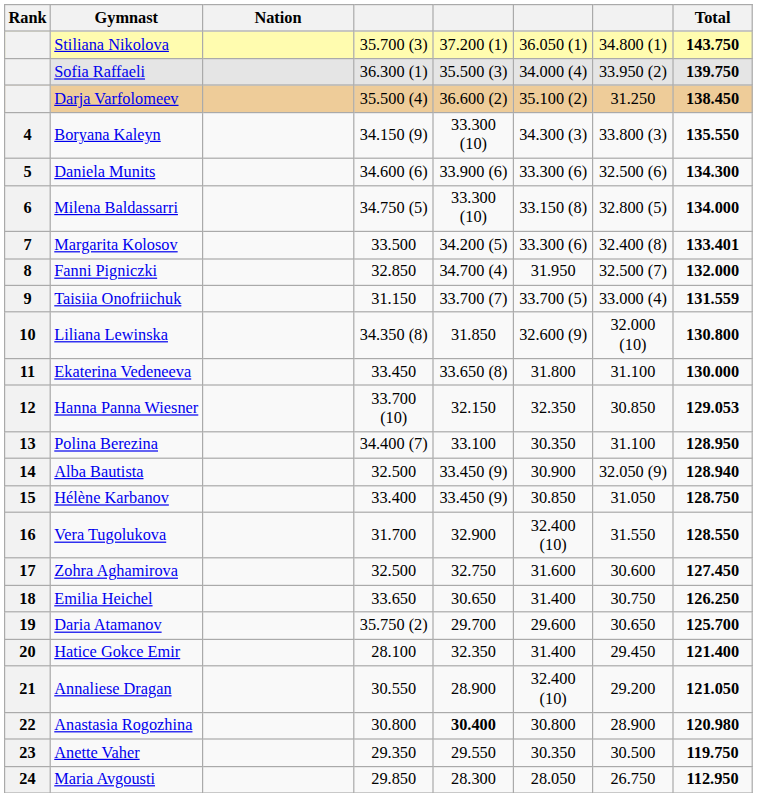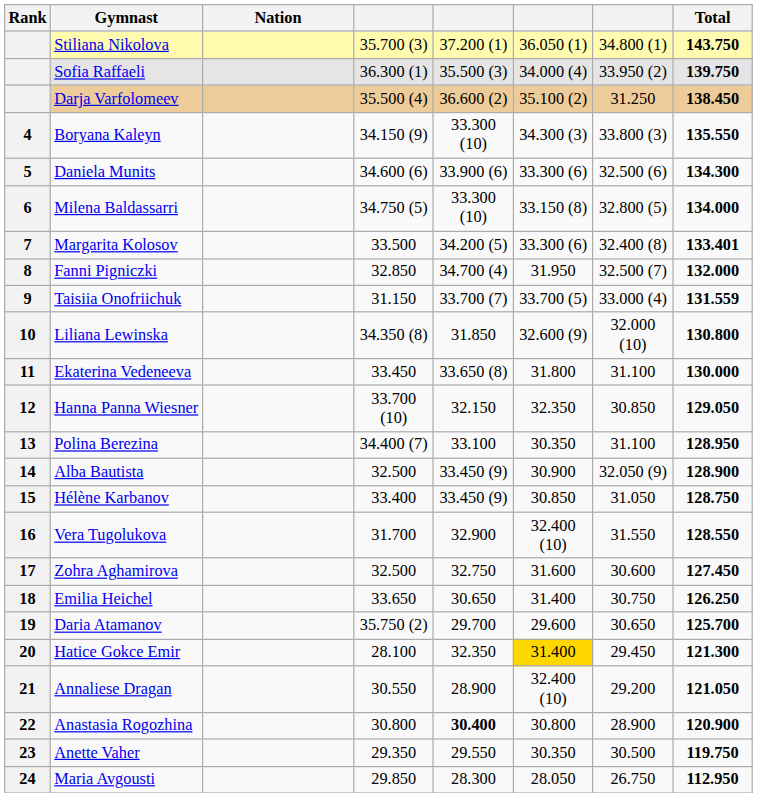(713, 407) 129.053 -> (713, 407) 129.050
(713, 471) 128.940 -> (713, 471) 128.900
(553, 652) no background -> (553, 652) gold background
(713, 652) 121.400 -> (713, 652) 121.300
(713, 725) 120.980 -> (713, 725) 120.900
